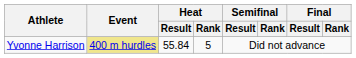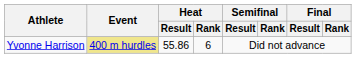(176, 45) 55.84 -> (176, 45) 55.86
(208, 45) 5 -> (208, 45) 6
